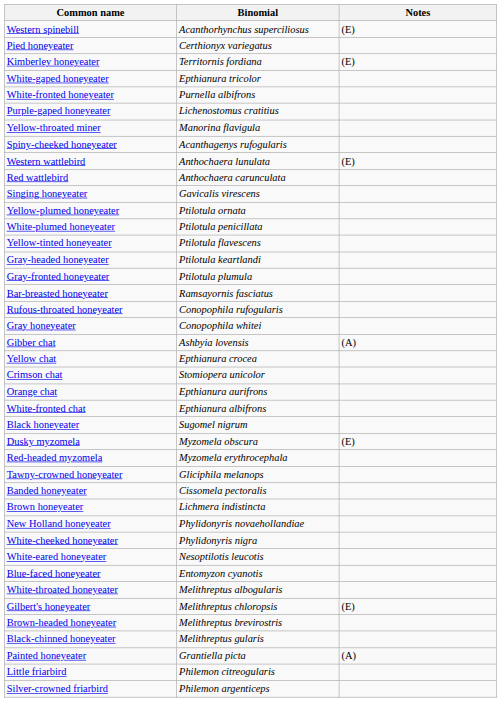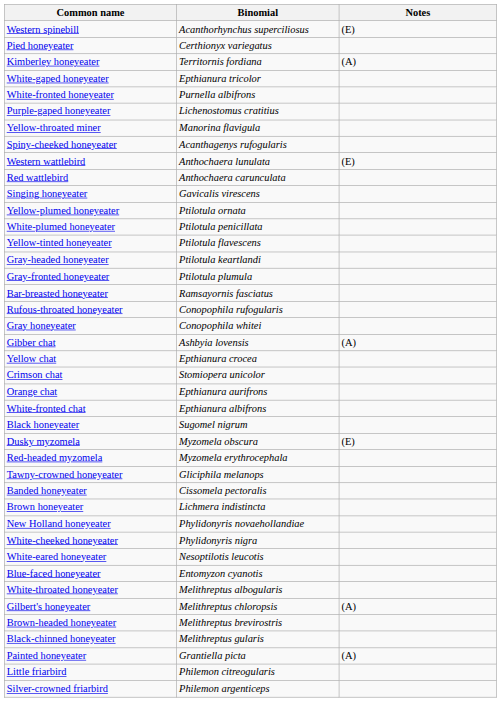(348, 62) (E) -> (349, 62) (A)
(348, 606) (E) -> (349, 606) (A)
